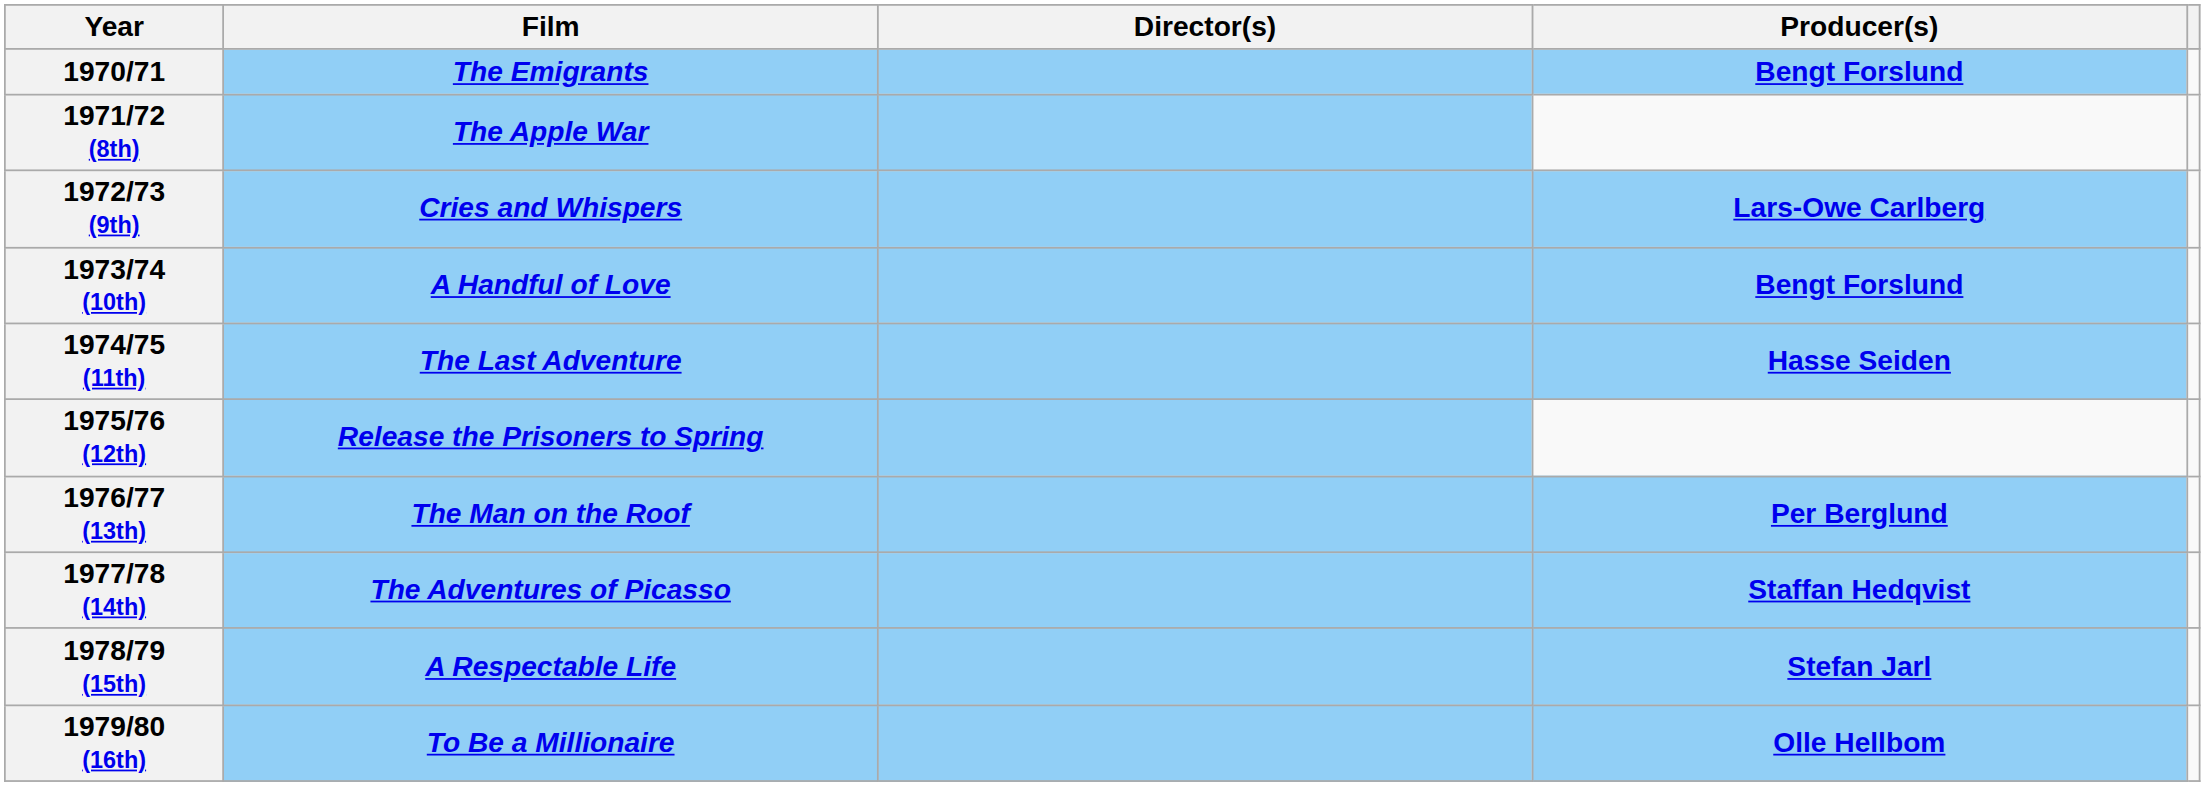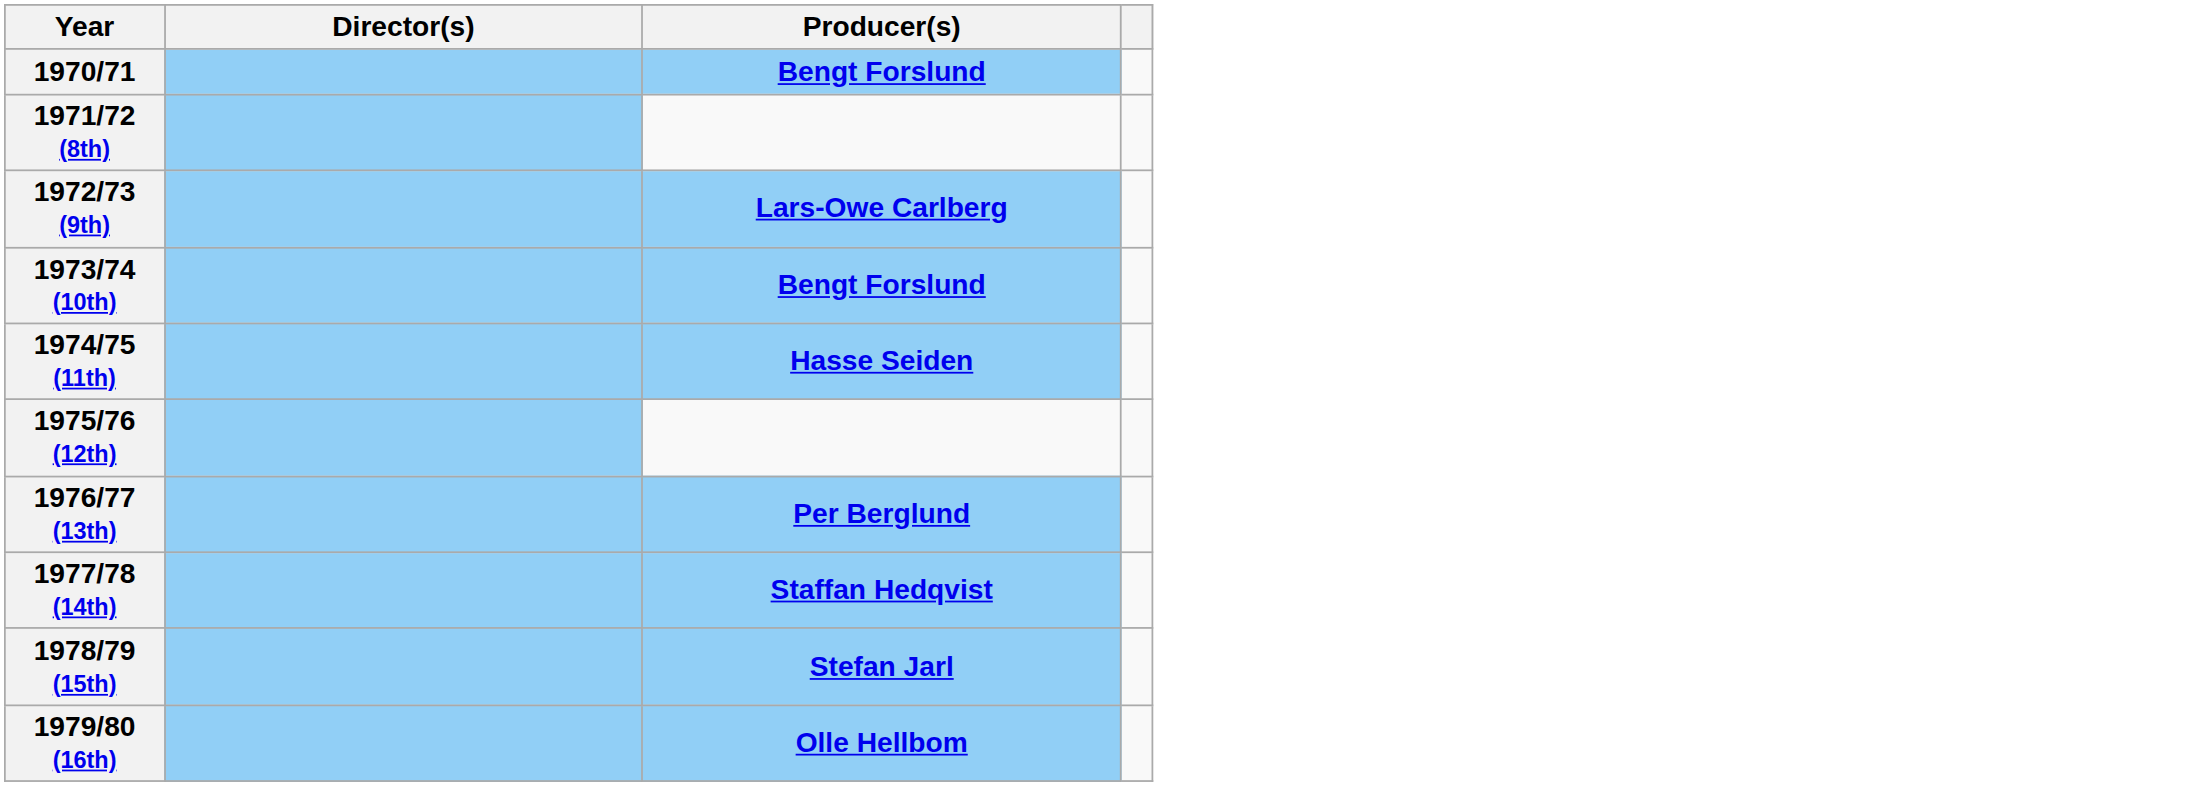- column: (551, 26)
